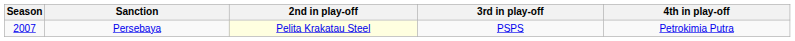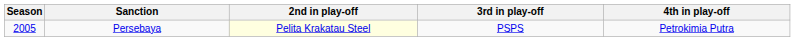(25, 28) 2007 -> (25, 28) 2005
